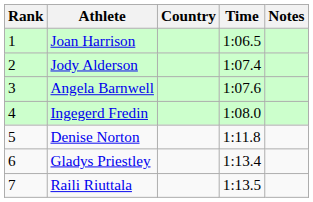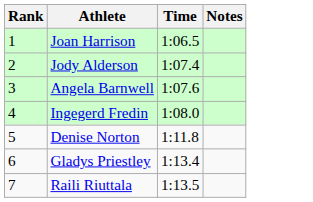- column: (188, 16)
